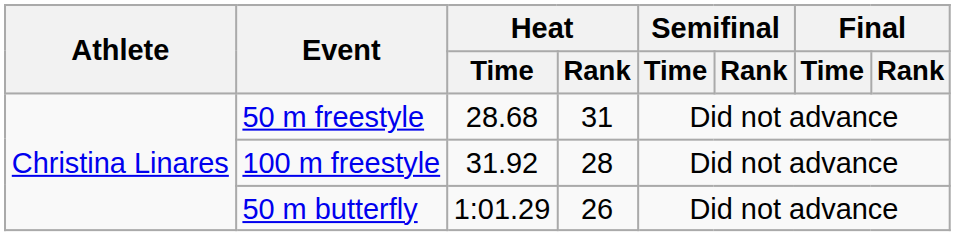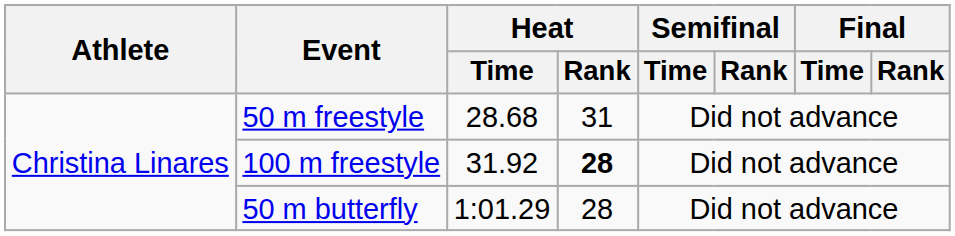(597, 163) normal -> (597, 163) bold
(597, 209) 26 -> (597, 209) 28
